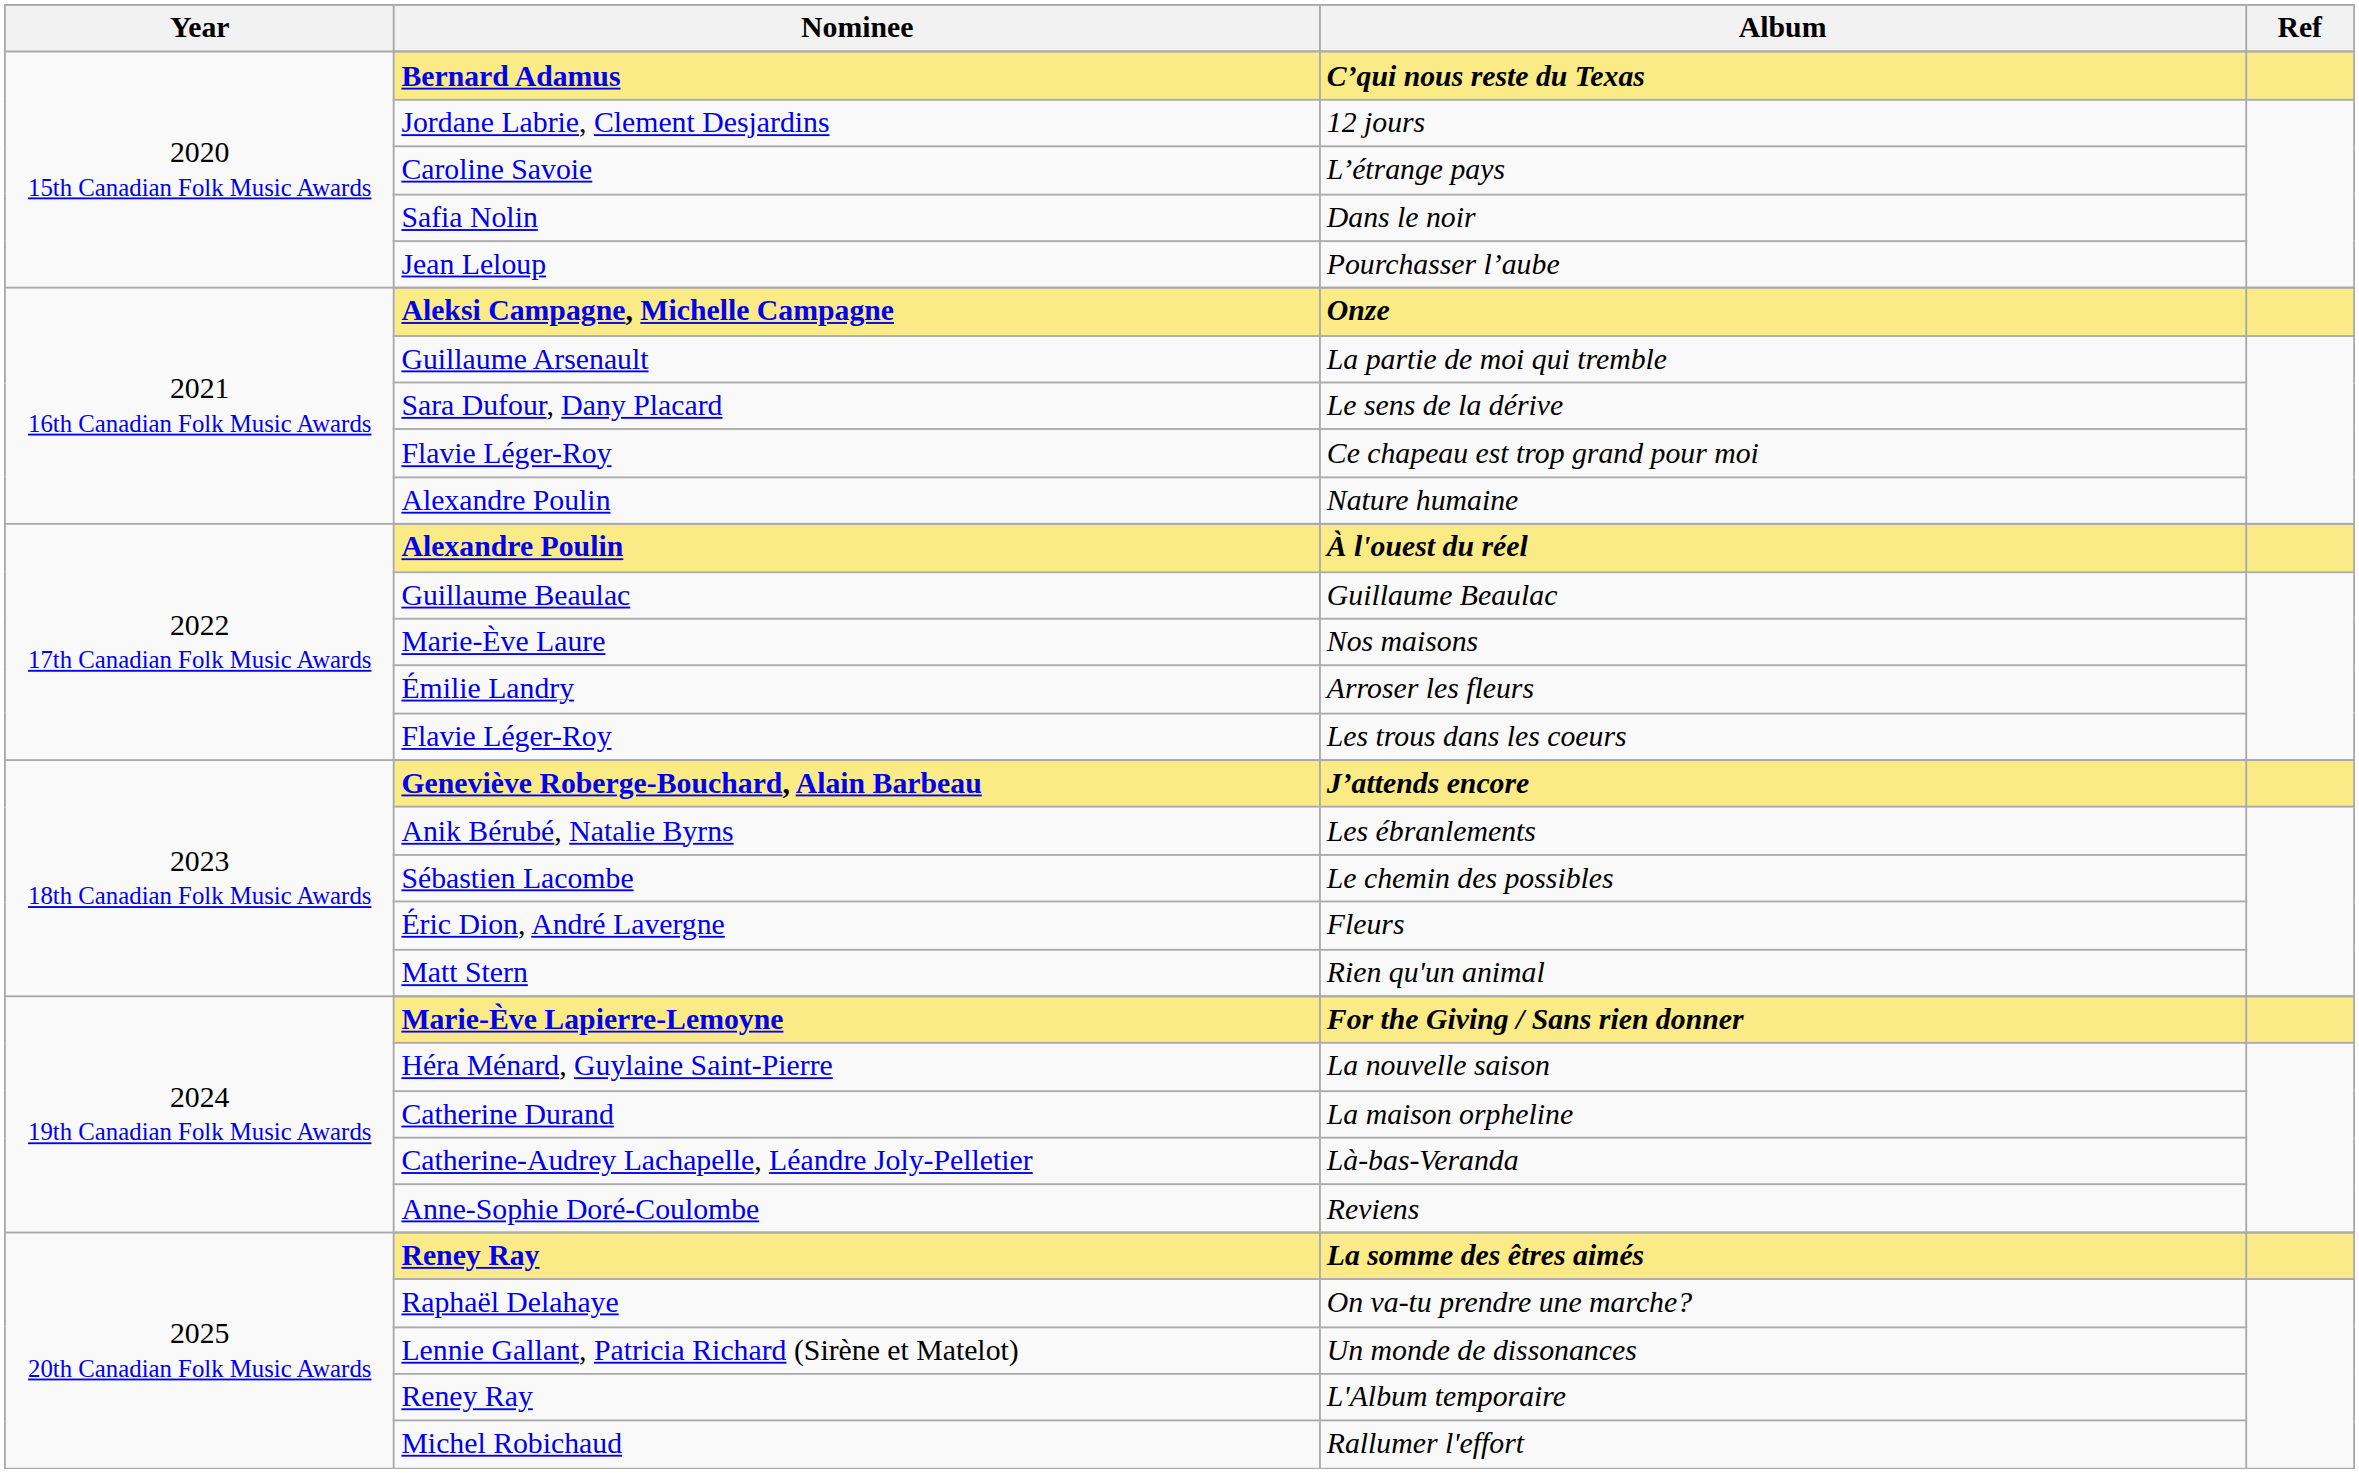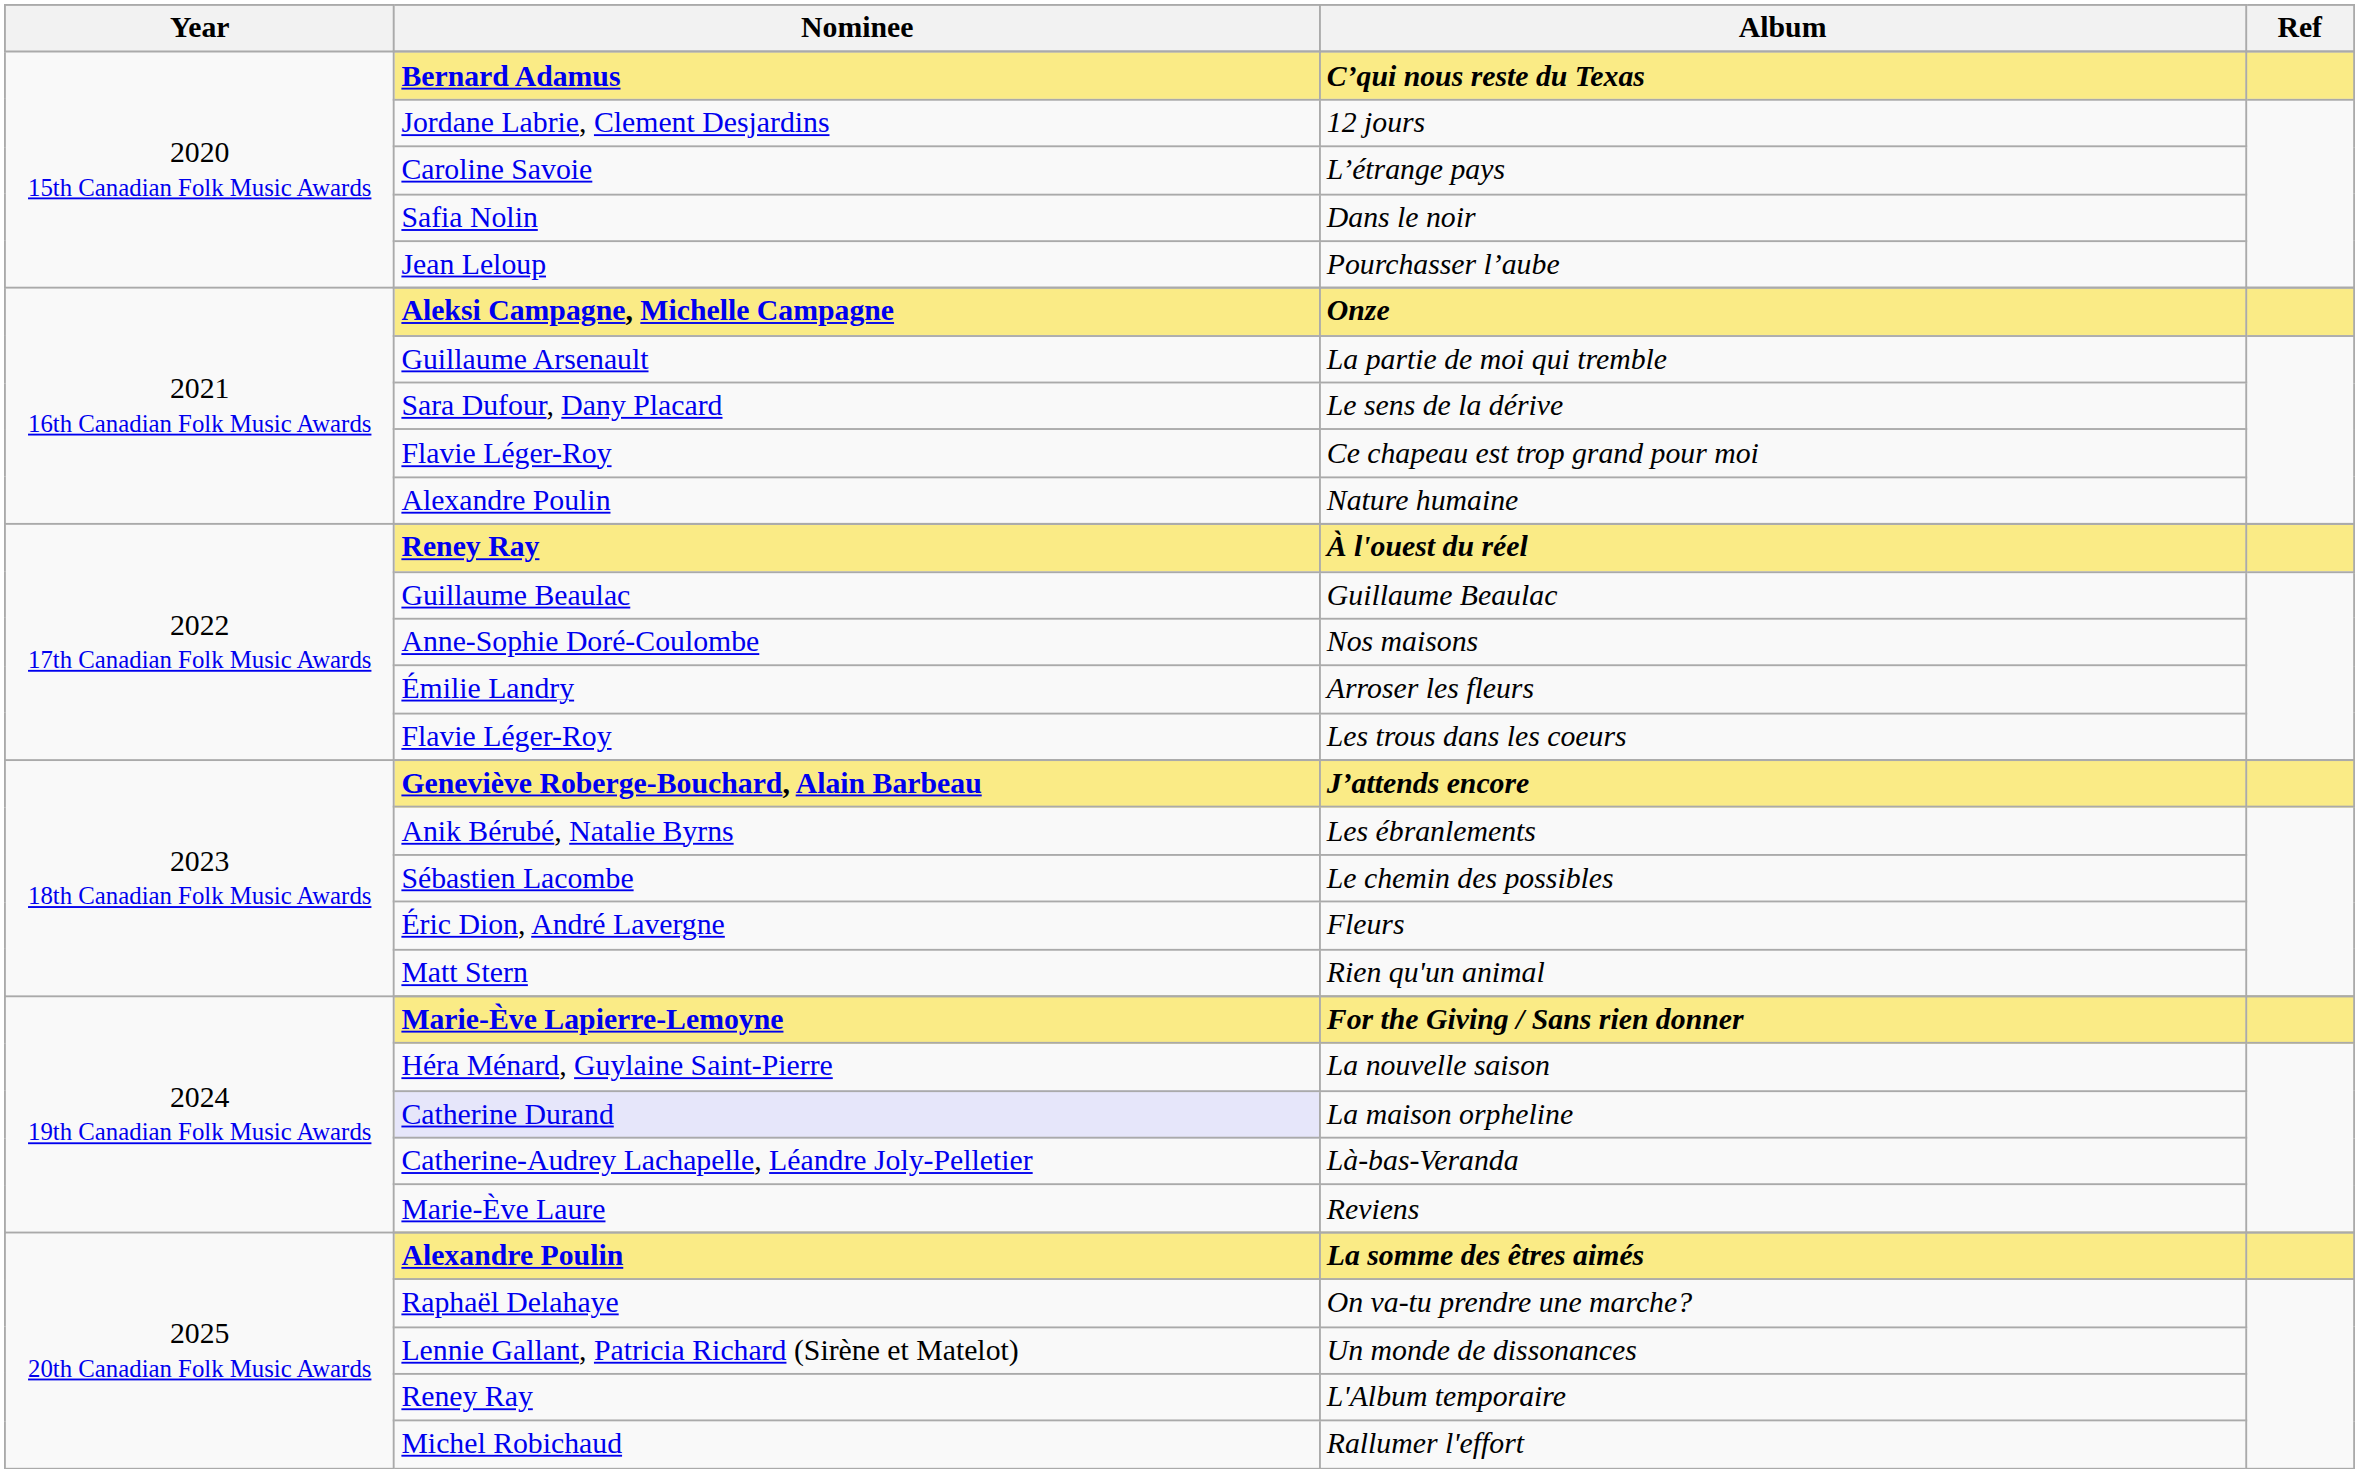(512, 547) Alexandre Poulin -> (470, 547) Reney Ray
(503, 641) Marie-Ève Laure -> (580, 641) Anne-Sophie Doré-Coulombe
(508, 1113) no background -> (508, 1113) lavender background
(580, 1208) Anne-Sophie Doré-Coulombe -> (503, 1208) Marie-Ève Laure
(470, 1255) Reney Ray -> (512, 1255) Alexandre Poulin
